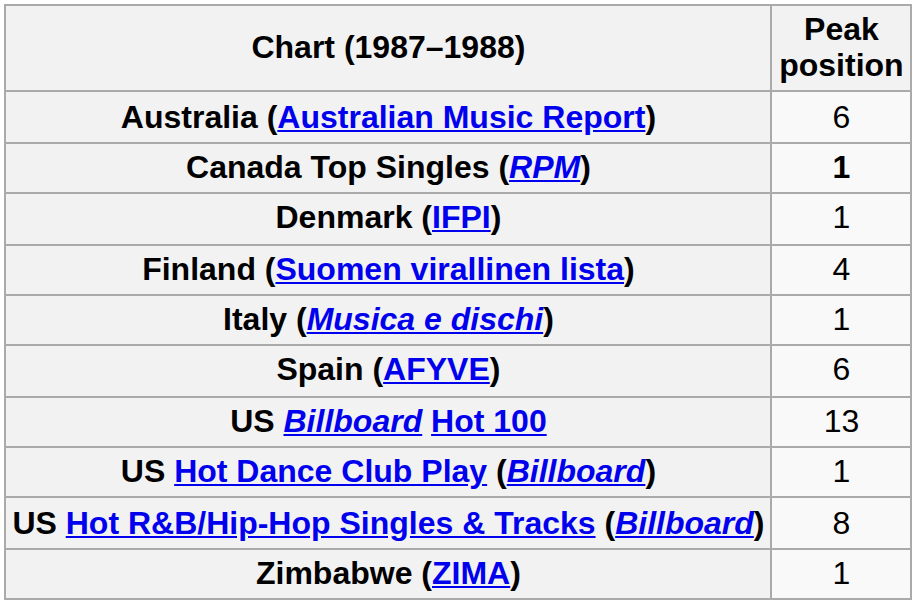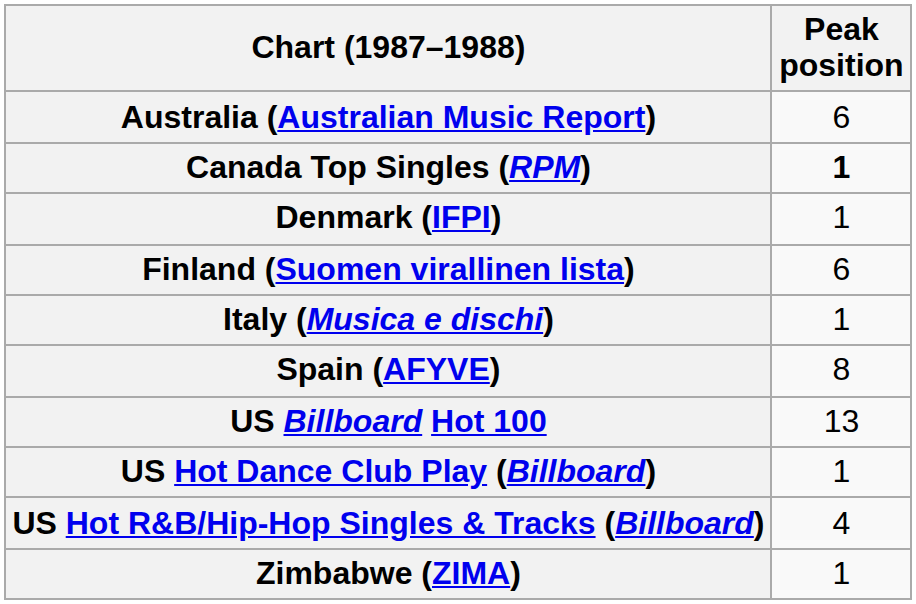(841, 268) 4 -> (841, 268) 6
(841, 370) 6 -> (841, 370) 8
(841, 522) 8 -> (841, 522) 4
